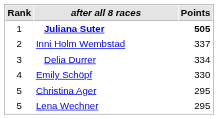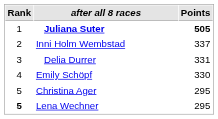(202, 60) 334 -> (202, 60) 331
(19, 106) normal -> (19, 106) bold
